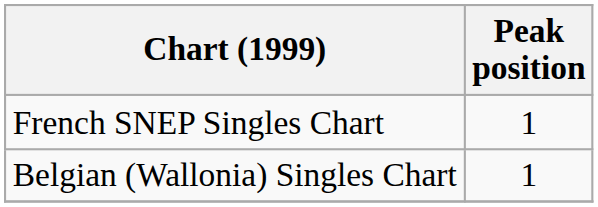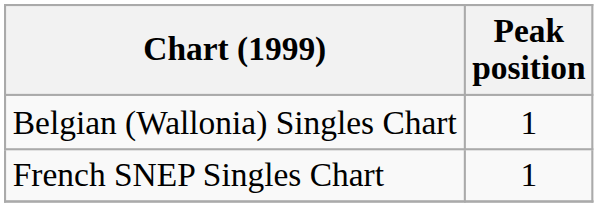rows swapped: (235, 174) <-> (198, 121)
